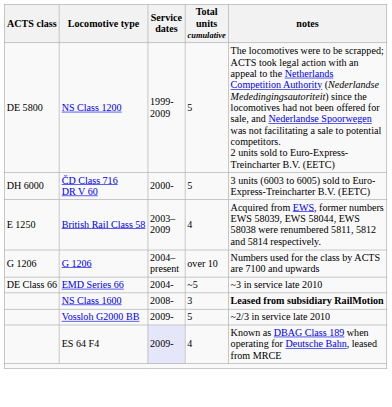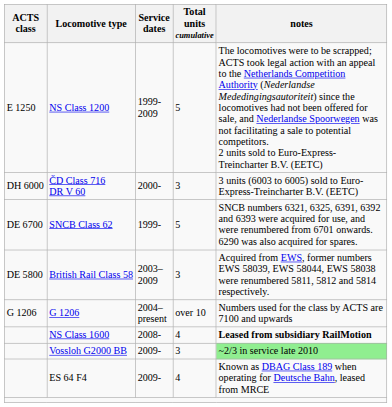(25, 107) DE 5800 -> (21, 107) E 1250
(190, 186) 5 -> (178, 186) 3
+ row: (81, 224)
(21, 224) E 1250 -> (25, 274) DE 5800
(190, 224) 4 -> (178, 274) 3
- row: (93, 285)
(190, 301) 3 -> (178, 335) 4
(190, 317) 5 -> (178, 351) 3
(280, 317) no background -> (268, 351) lightgreen background
(162, 344) lavender background -> (149, 378) no background
